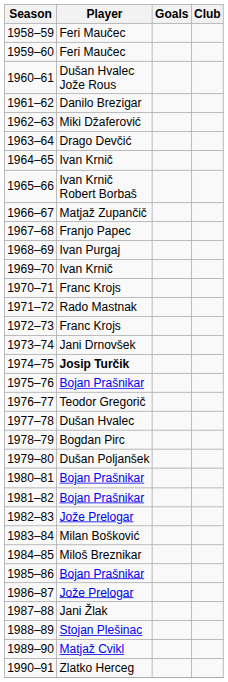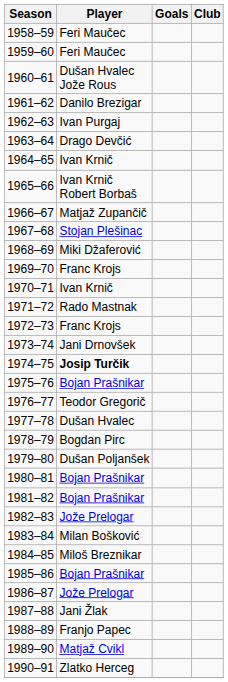(100, 123) Miki Džaferović -> (90, 123) Ivan Purgaj
(95, 231) Franjo Papec -> (101, 231) Stojan Plešinac
(90, 250) Ivan Purgaj -> (100, 250) Miki Džaferović
(86, 269) Ivan Krnič -> (90, 269) Franc Krojs
(90, 288) Franc Krojs -> (86, 288) Ivan Krnič
(101, 630) Stojan Plešinac -> (95, 630) Franjo Papec
